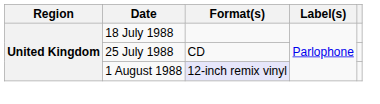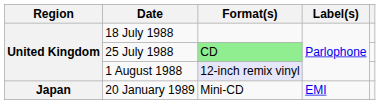(196, 52) no background -> (209, 52) lightgreen background
+ row: (150, 90)
